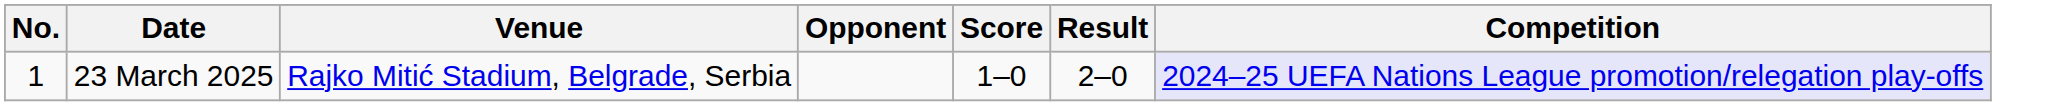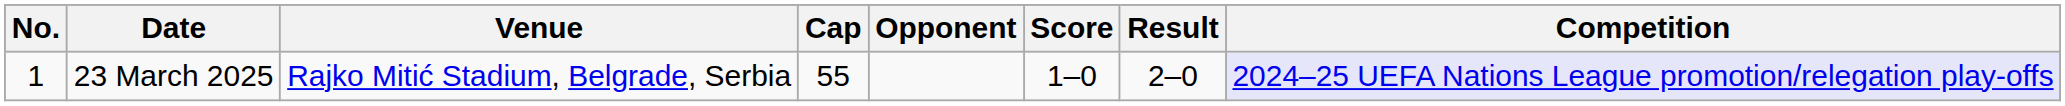+ column: (833, 28)
